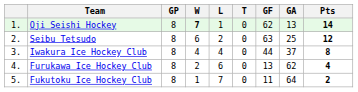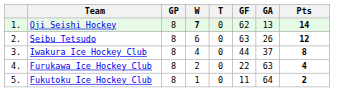- column: (221, 11)
(291, 39) 25 -> (268, 39) 26
(268, 66) 13 -> (244, 66) 22
(291, 66) 62 -> (268, 66) 63
